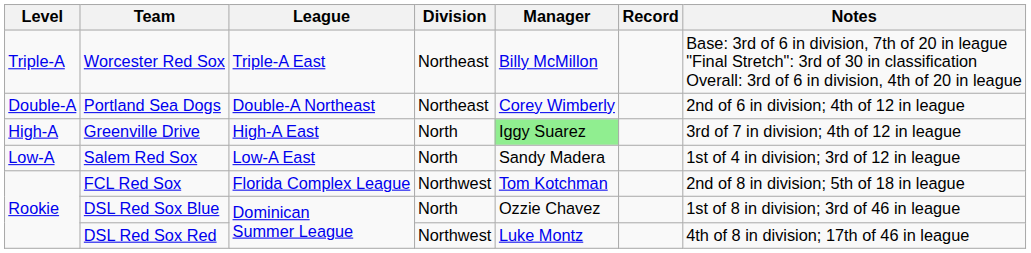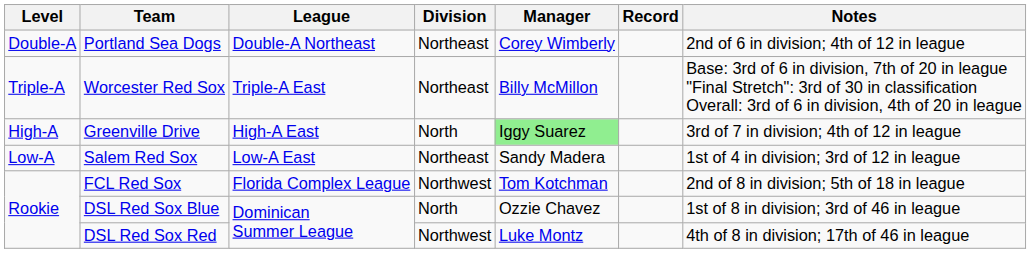rows swapped: (154, 61) <-> (152, 105)
(438, 157) North -> (453, 157) Northeast
